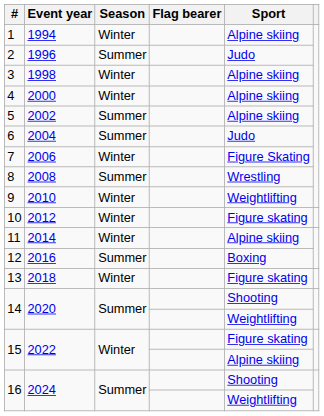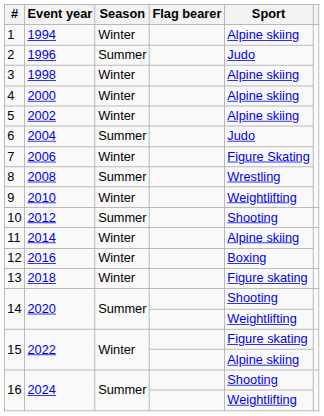(122, 116) Summer -> (117, 116) Winter
(117, 217) Winter -> (122, 217) Summer
(268, 217) Figure skating -> (253, 217) Shooting
(122, 258) Summer -> (117, 258) Winter
